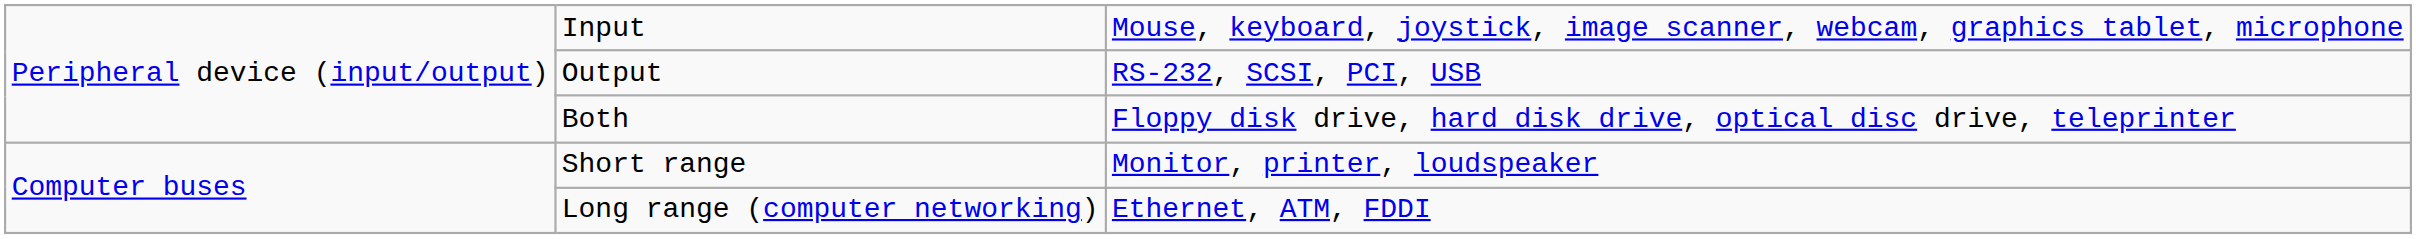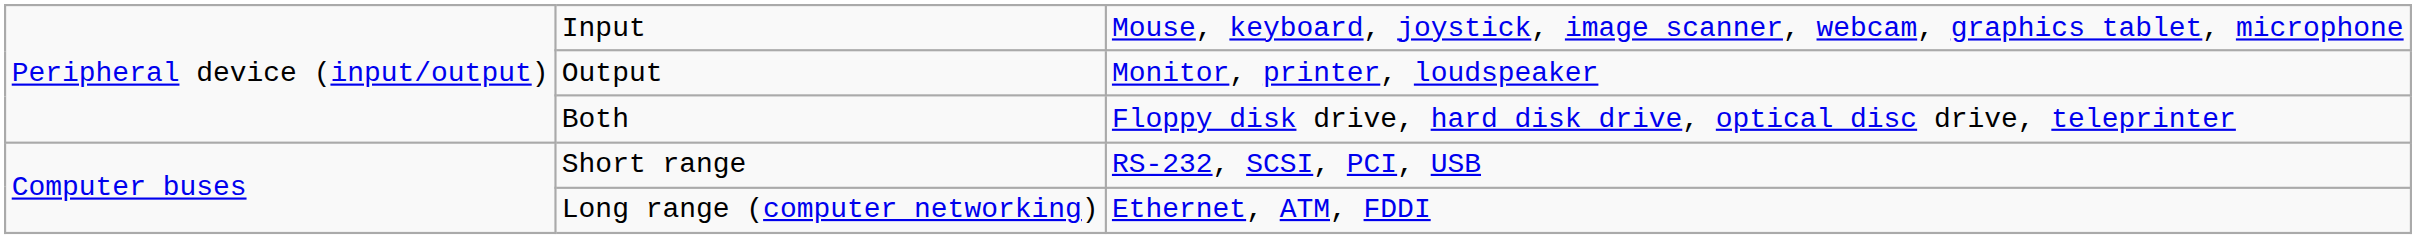(1296, 73) RS-232, SCSI, PCI, USB -> (1355, 73) Monitor, printer, loudspeaker
(1355, 165) Monitor, printer, loudspeaker -> (1296, 165) RS-232, SCSI, PCI, USB
